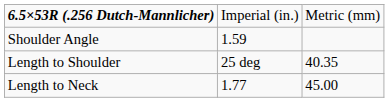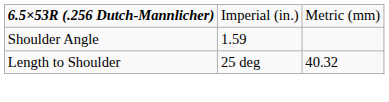(322, 62) 40.35 -> (322, 62) 40.32
- row: (53, 85)
